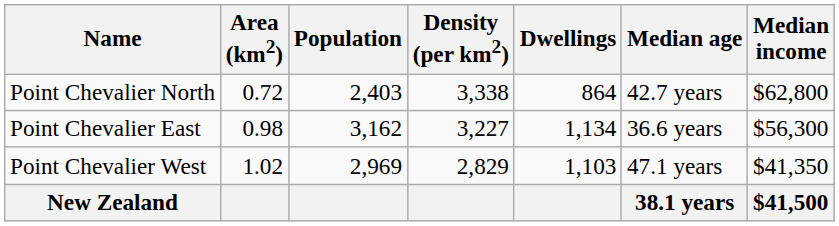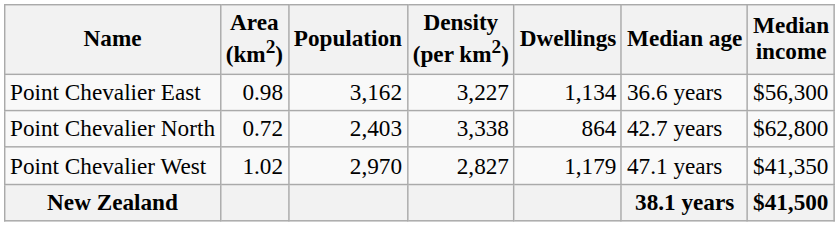rows swapped: (113, 92) <-> (105, 128)
(376, 165) 2,969 -> (376, 165) 2,970
(483, 165) 2,829 -> (483, 165) 2,827
(590, 165) 1,103 -> (590, 165) 1,179
